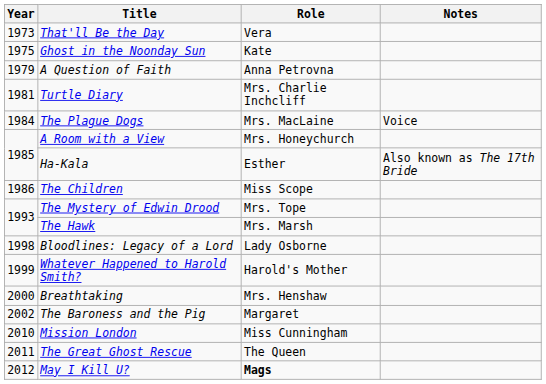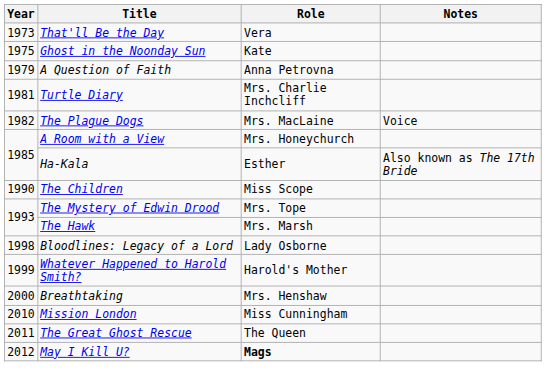(21, 120) 1984 -> (21, 120) 1982
(21, 189) 1986 -> (21, 189) 1990
- row: (123, 314)
